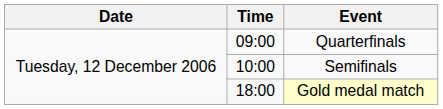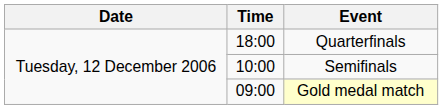(255, 41) 09:00 -> (255, 41) 18:00
(255, 91) 18:00 -> (255, 91) 09:00
